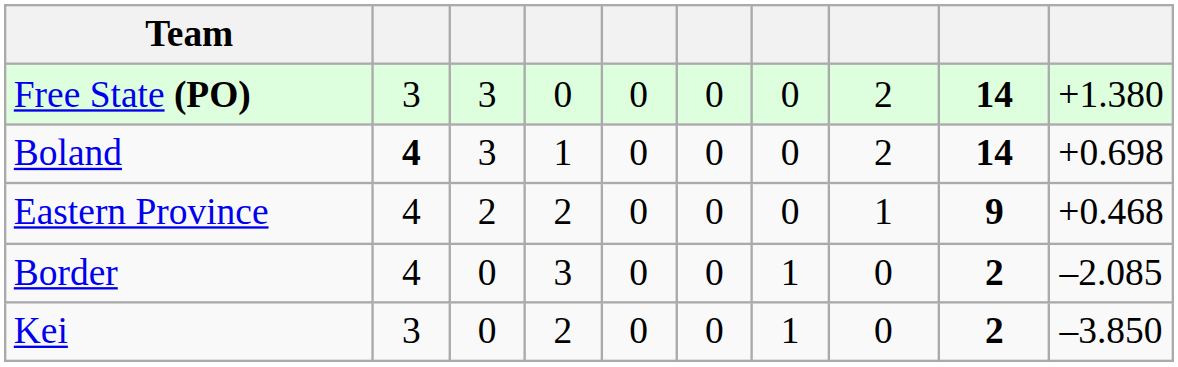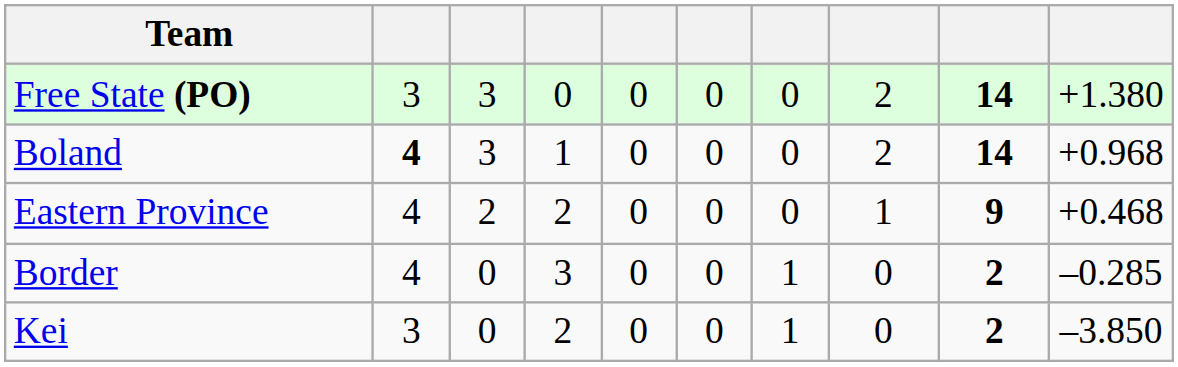(1111, 152) +0.698 -> (1111, 152) +0.968
(1111, 271) –2.085 -> (1111, 271) –0.285
